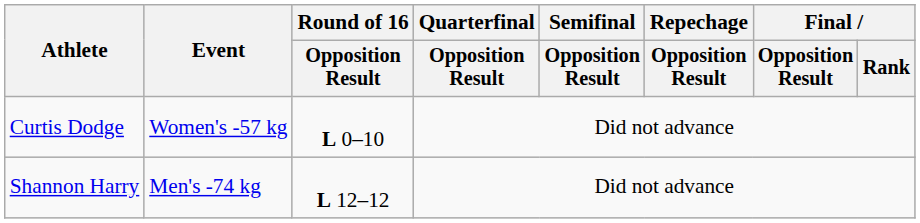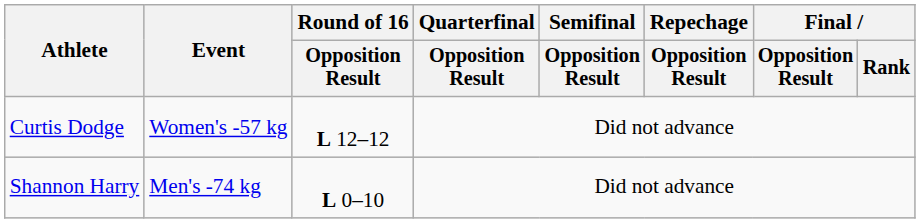(353, 139) L 0–10 -> (353, 139) L 12–12
(353, 200) L 12–12 -> (353, 200) L 0–10
